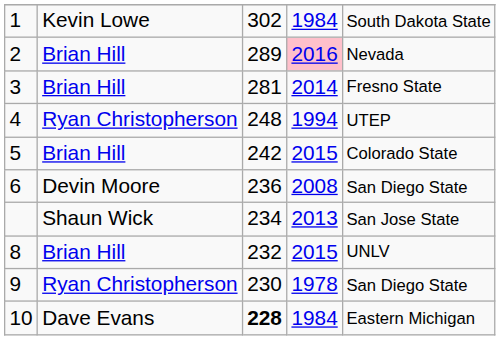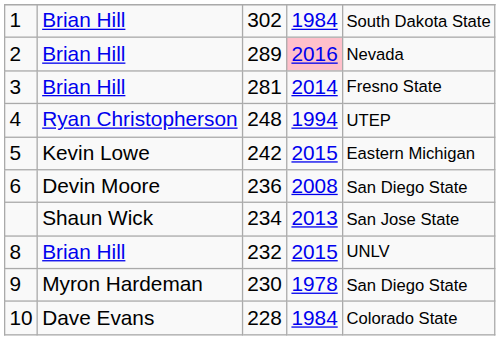(96, 20) Kevin Lowe -> (84, 20) Brian Hill
(84, 152) Brian Hill -> (96, 152) Kevin Lowe
(402, 153) Colorado State -> (411, 153) Eastern Michigan
(140, 284) Ryan Christopherson -> (123, 284) Myron Hardeman
(264, 317) bold -> (264, 317) normal
(411, 318) Eastern Michigan -> (402, 318) Colorado State
